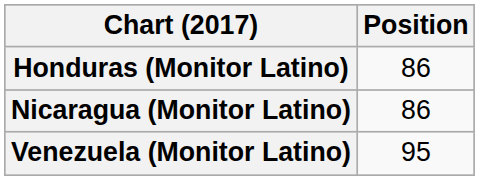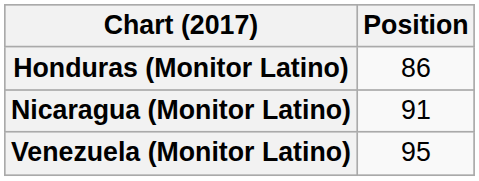(416, 110) 86 -> (416, 110) 91
